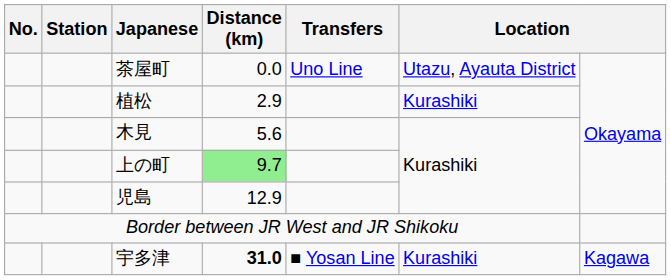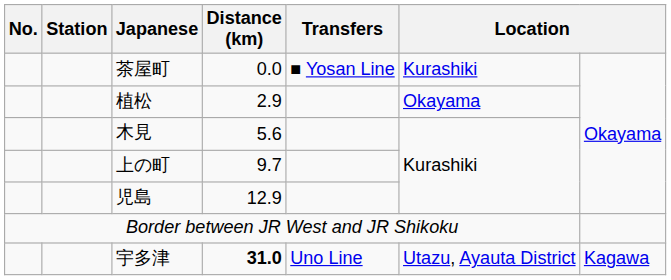(326, 69) Uno Line -> (342, 69) ■ Yosan Line
(489, 69) Utazu, Ayauta District -> (440, 69) Kurashiki
(440, 101) Kurashiki -> (442, 101) Okayama
(269, 165) lightgreen background -> (269, 165) no background
(342, 258) ■ Yosan Line -> (326, 258) Uno Line
(440, 258) Kurashiki -> (489, 258) Utazu, Ayauta District
